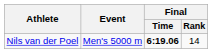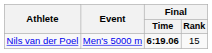(194, 41) 14 -> (194, 41) 15
